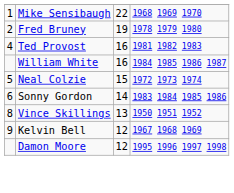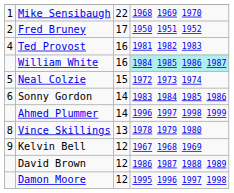(122, 30) 19 -> (122, 30) 17
(167, 30) 1978 1979 1980 -> (167, 30) 1950 1951 1952
(179, 63) no background -> (179, 63) paleturquoise background
+ row: (58, 113)
(167, 113) 1950 1951 1952 -> (167, 130) 1978 1979 1980
+ row: (52, 163)
